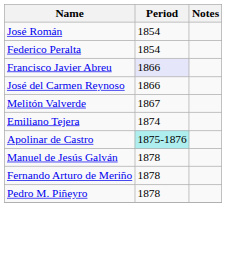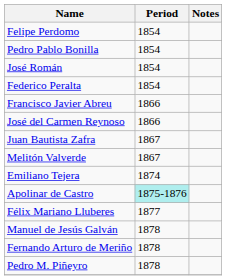+ row: (43, 31)
+ row: (53, 49)
(149, 67) lavender background -> (149, 103) no background
+ row: (51, 139)
+ row: (61, 211)
